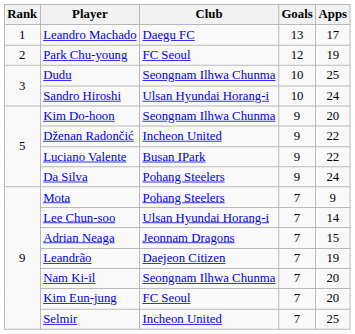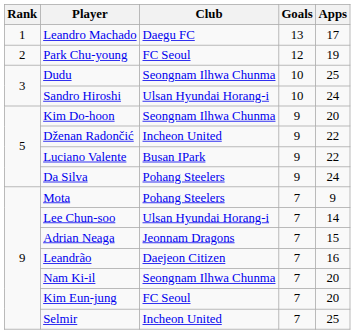(333, 258) 19 -> (333, 258) 16
